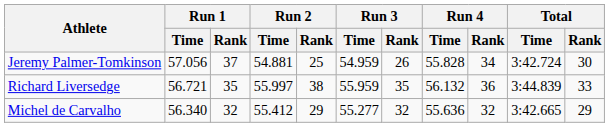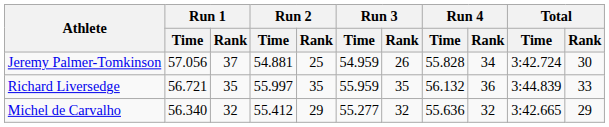(316, 87) 38 -> (316, 87) 35
